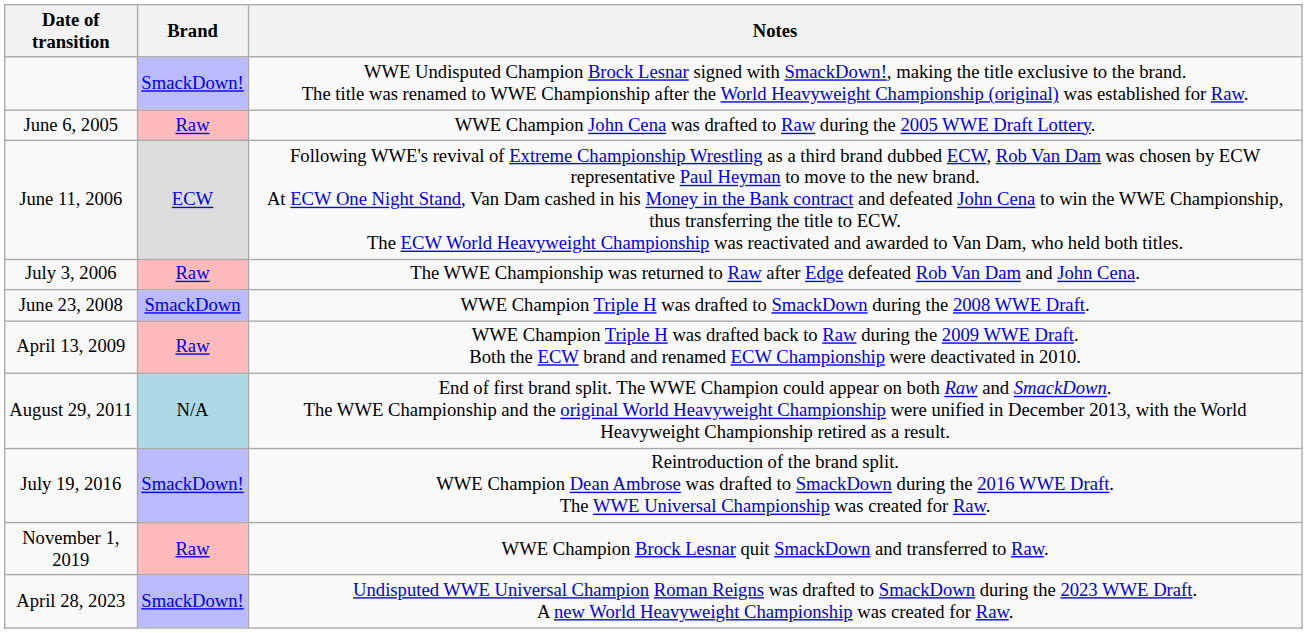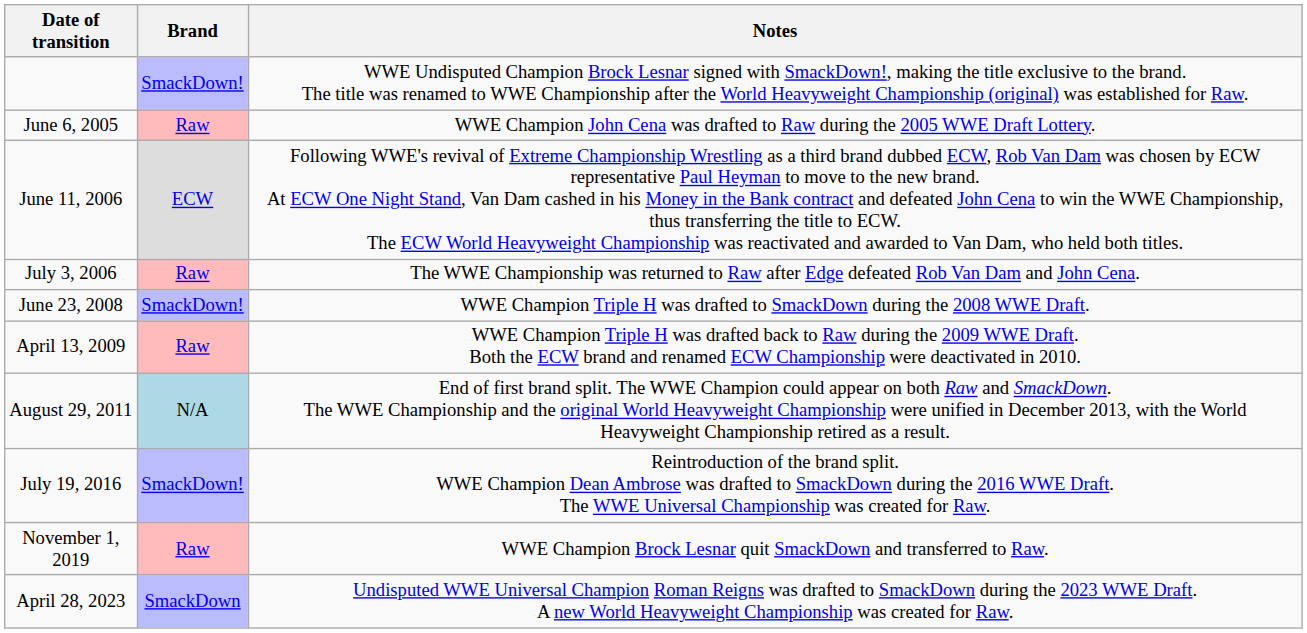(193, 304) SmackDown -> (193, 304) SmackDown!
(193, 600) SmackDown! -> (193, 600) SmackDown
